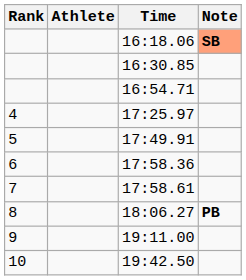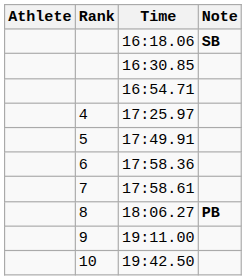columns swapped: (26, 17) <-> (83, 17)
(211, 41) lightsalmon background -> (211, 41) no background
